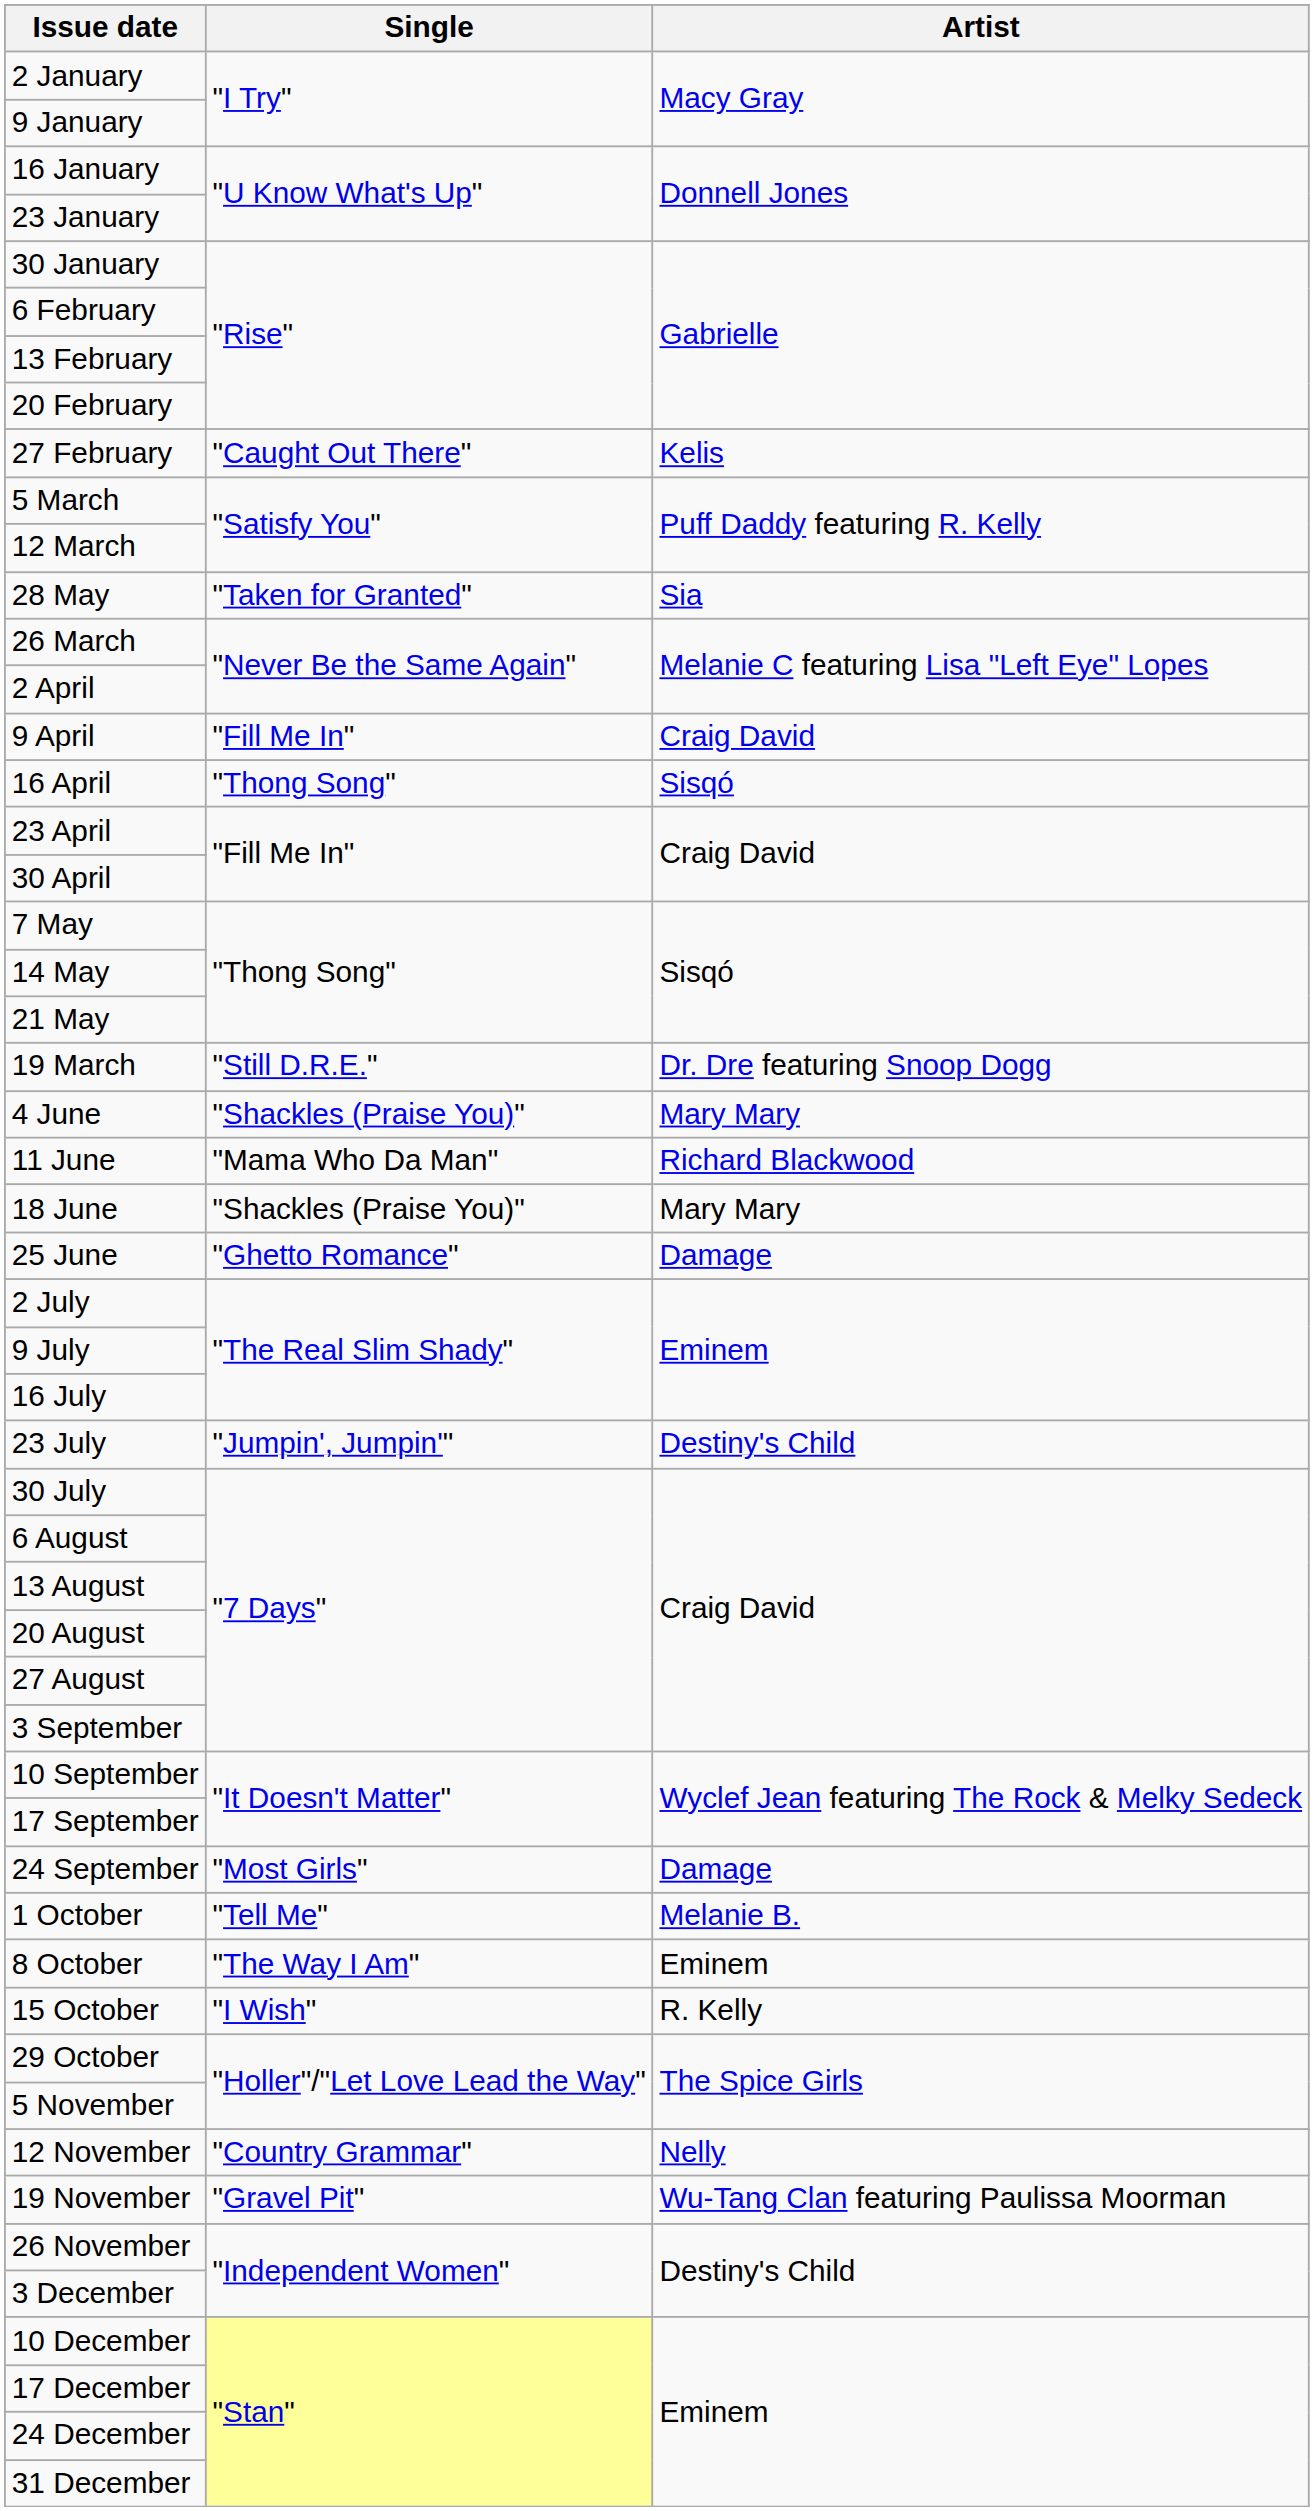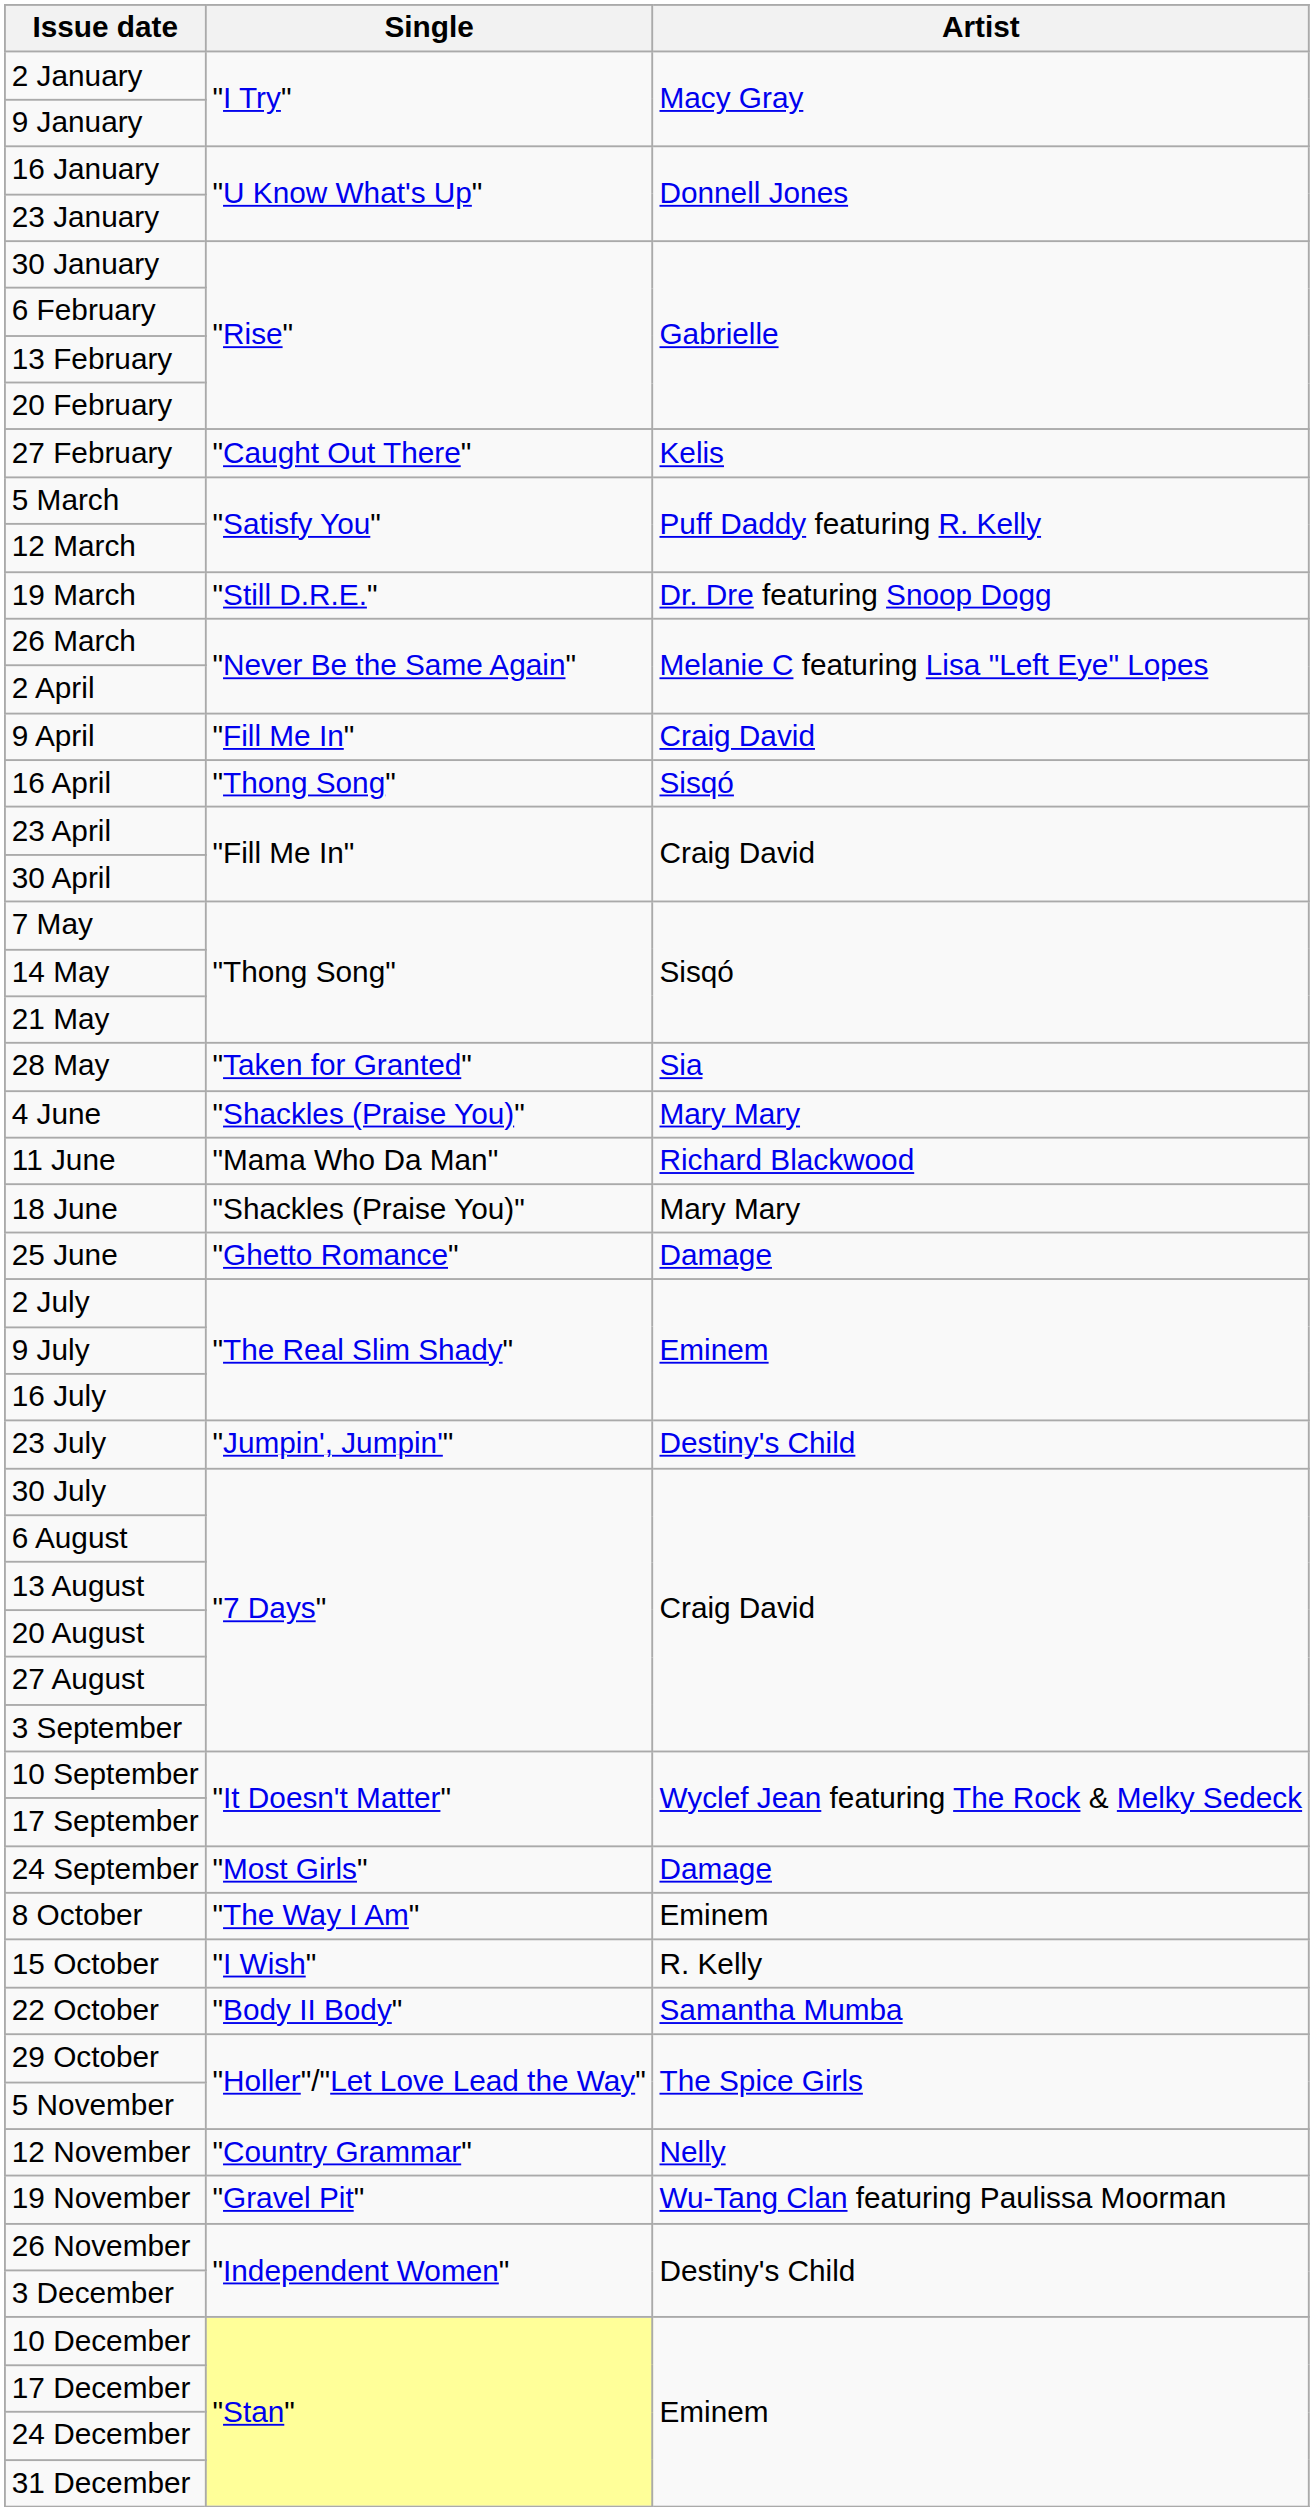rows swapped: (74, 1066) <-> (61, 594)
- row: (77, 1915)
+ row: (85, 2010)
